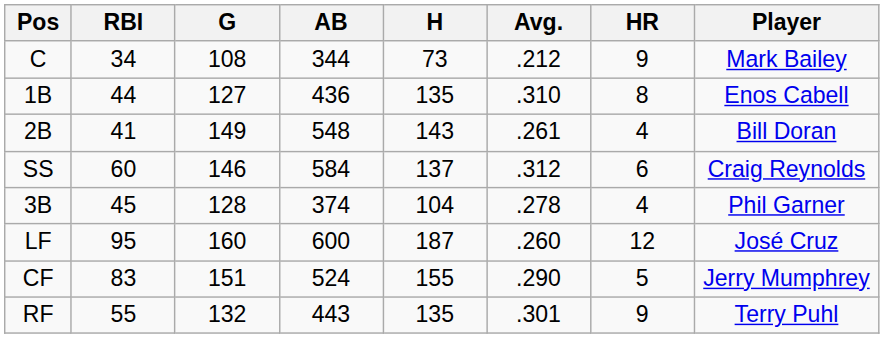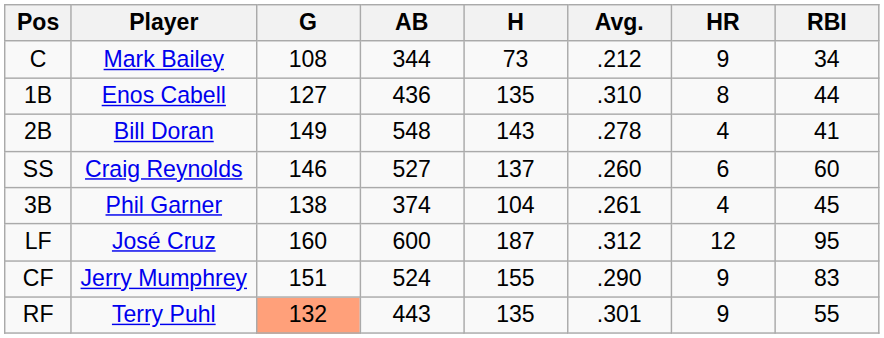columns swapped: (786, 22) <-> (123, 22)
(538, 132) .261 -> (619, 132) .278
(331, 168) 584 -> (412, 168) 527
(538, 168) .312 -> (619, 168) .260
(227, 205) 128 -> (308, 205) 138
(538, 205) .278 -> (619, 205) .261
(538, 242) .260 -> (619, 242) .312
(642, 278) 5 -> (723, 278) 9
(227, 315) no background -> (308, 315) lightsalmon background
